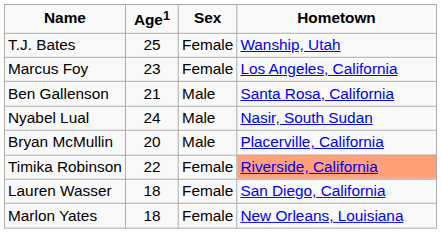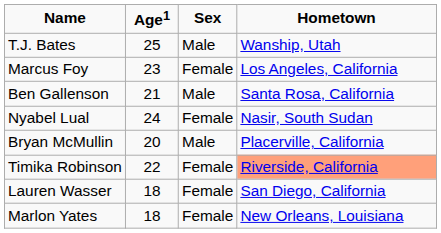(208, 45) Female -> (199, 45) Male
(199, 118) Male -> (208, 118) Female
